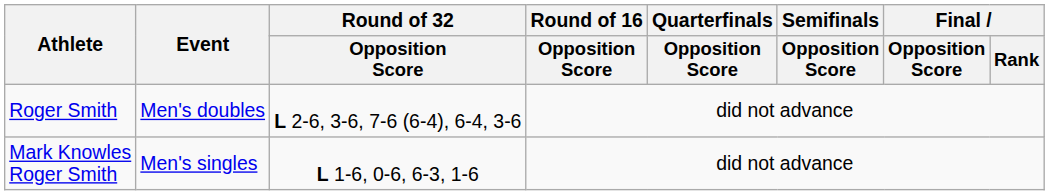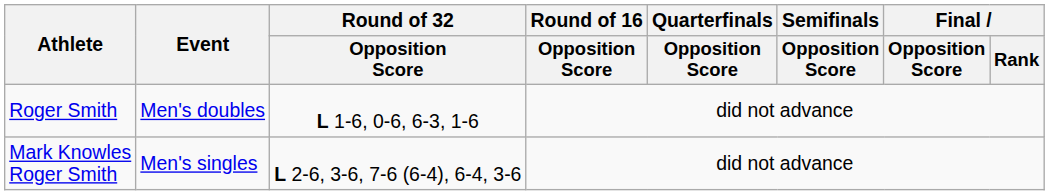(398, 122) L 2-6, 3-6, 7-6 (6-4), 6-4, 3-6 -> (398, 122) L 1-6, 0-6, 6-3, 1-6
(398, 174) L 1-6, 0-6, 6-3, 1-6 -> (398, 174) L 2-6, 3-6, 7-6 (6-4), 6-4, 3-6
